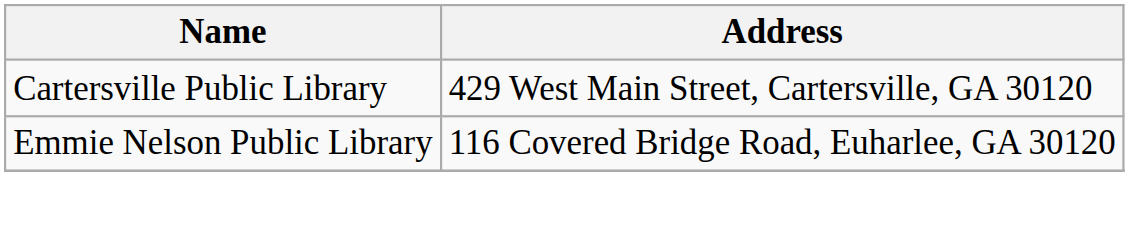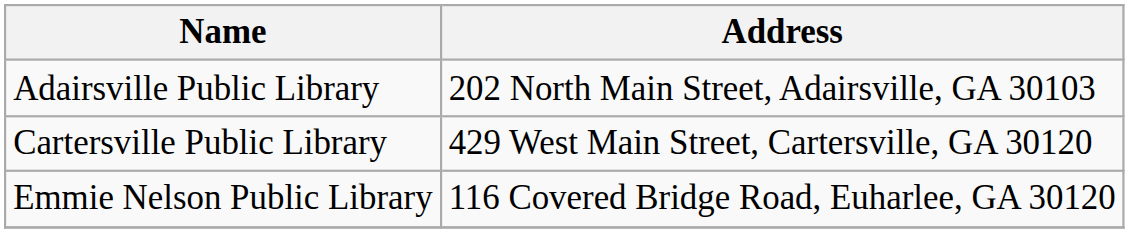+ row: (196, 87)
